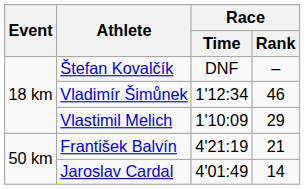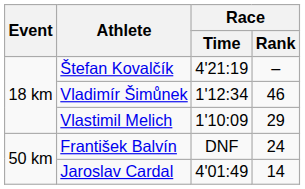(222, 69) DNF -> (222, 69) 4'21:19
(222, 146) 4'21:19 -> (222, 146) DNF
(276, 146) 21 -> (276, 146) 24
